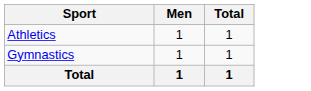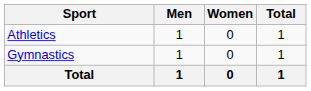+ column: (230, 14)
